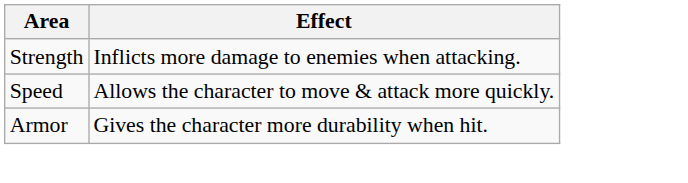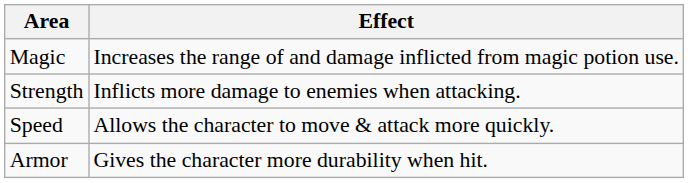+ row: (37, 56)
